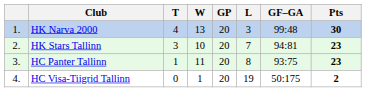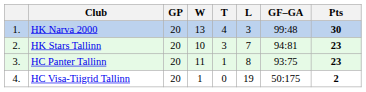columns swapped: (224, 12) <-> (176, 12)
